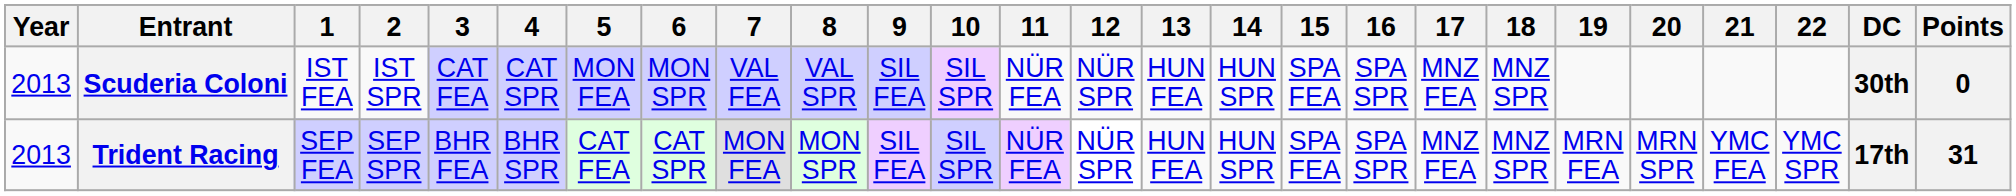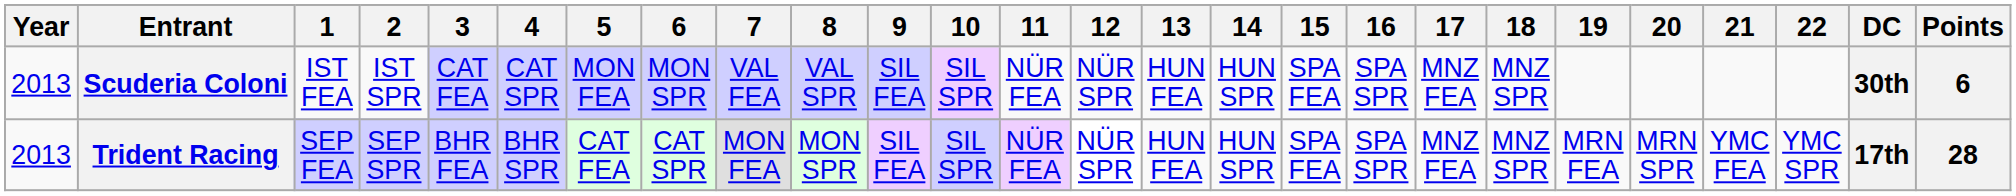(1963, 83) 0 -> (1963, 83) 6
(1963, 154) 31 -> (1963, 154) 28
